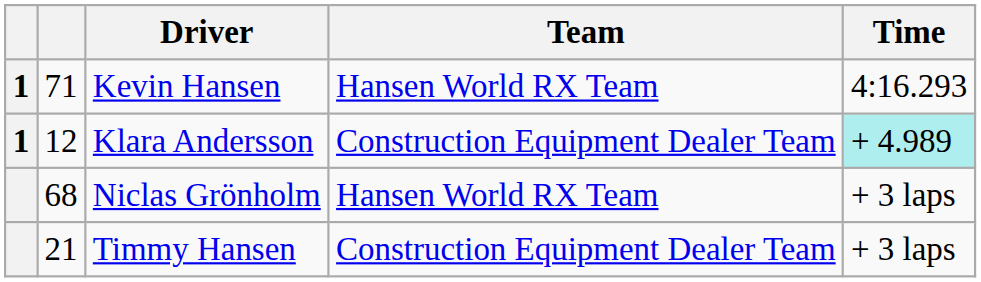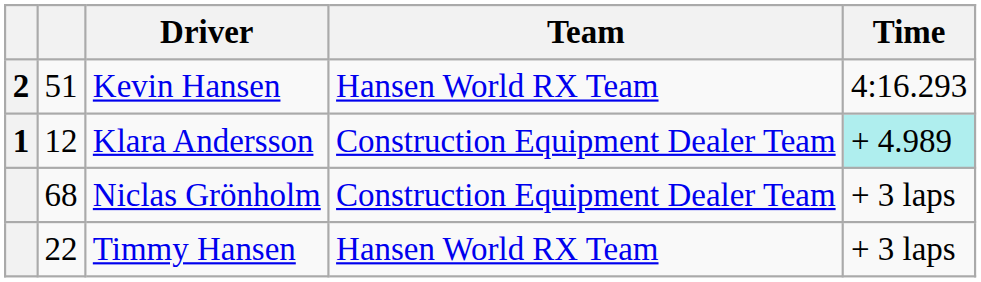(21, 86) 1 -> (21, 86) 2
(61, 86) 71 -> (61, 86) 51
(497, 195) Hansen World RX Team -> (586, 195) Construction Equipment Dealer Team
(61, 249) 21 -> (61, 249) 22
(586, 249) Construction Equipment Dealer Team -> (497, 249) Hansen World RX Team
